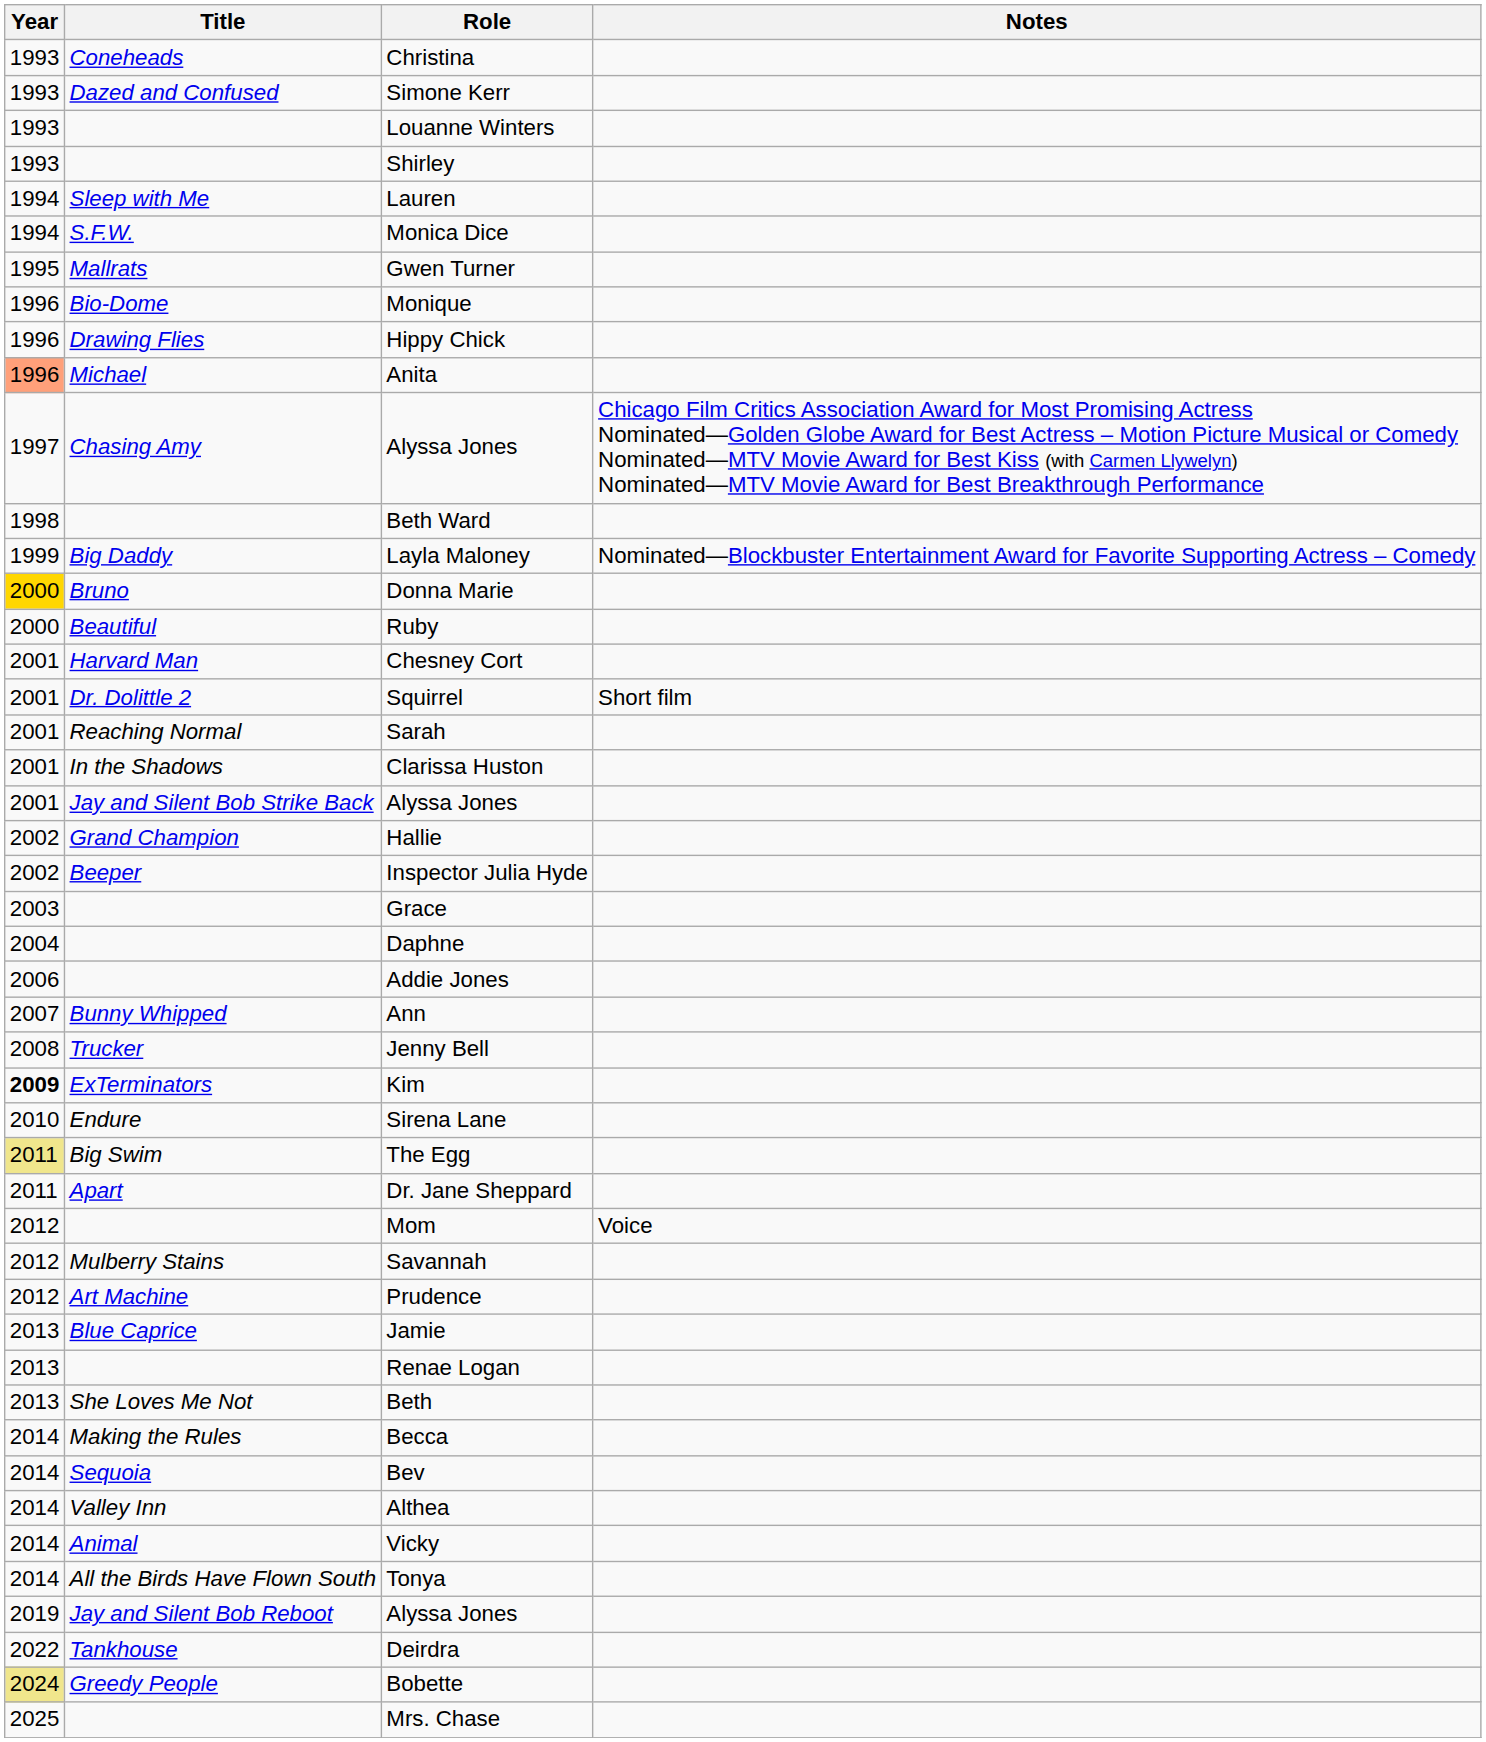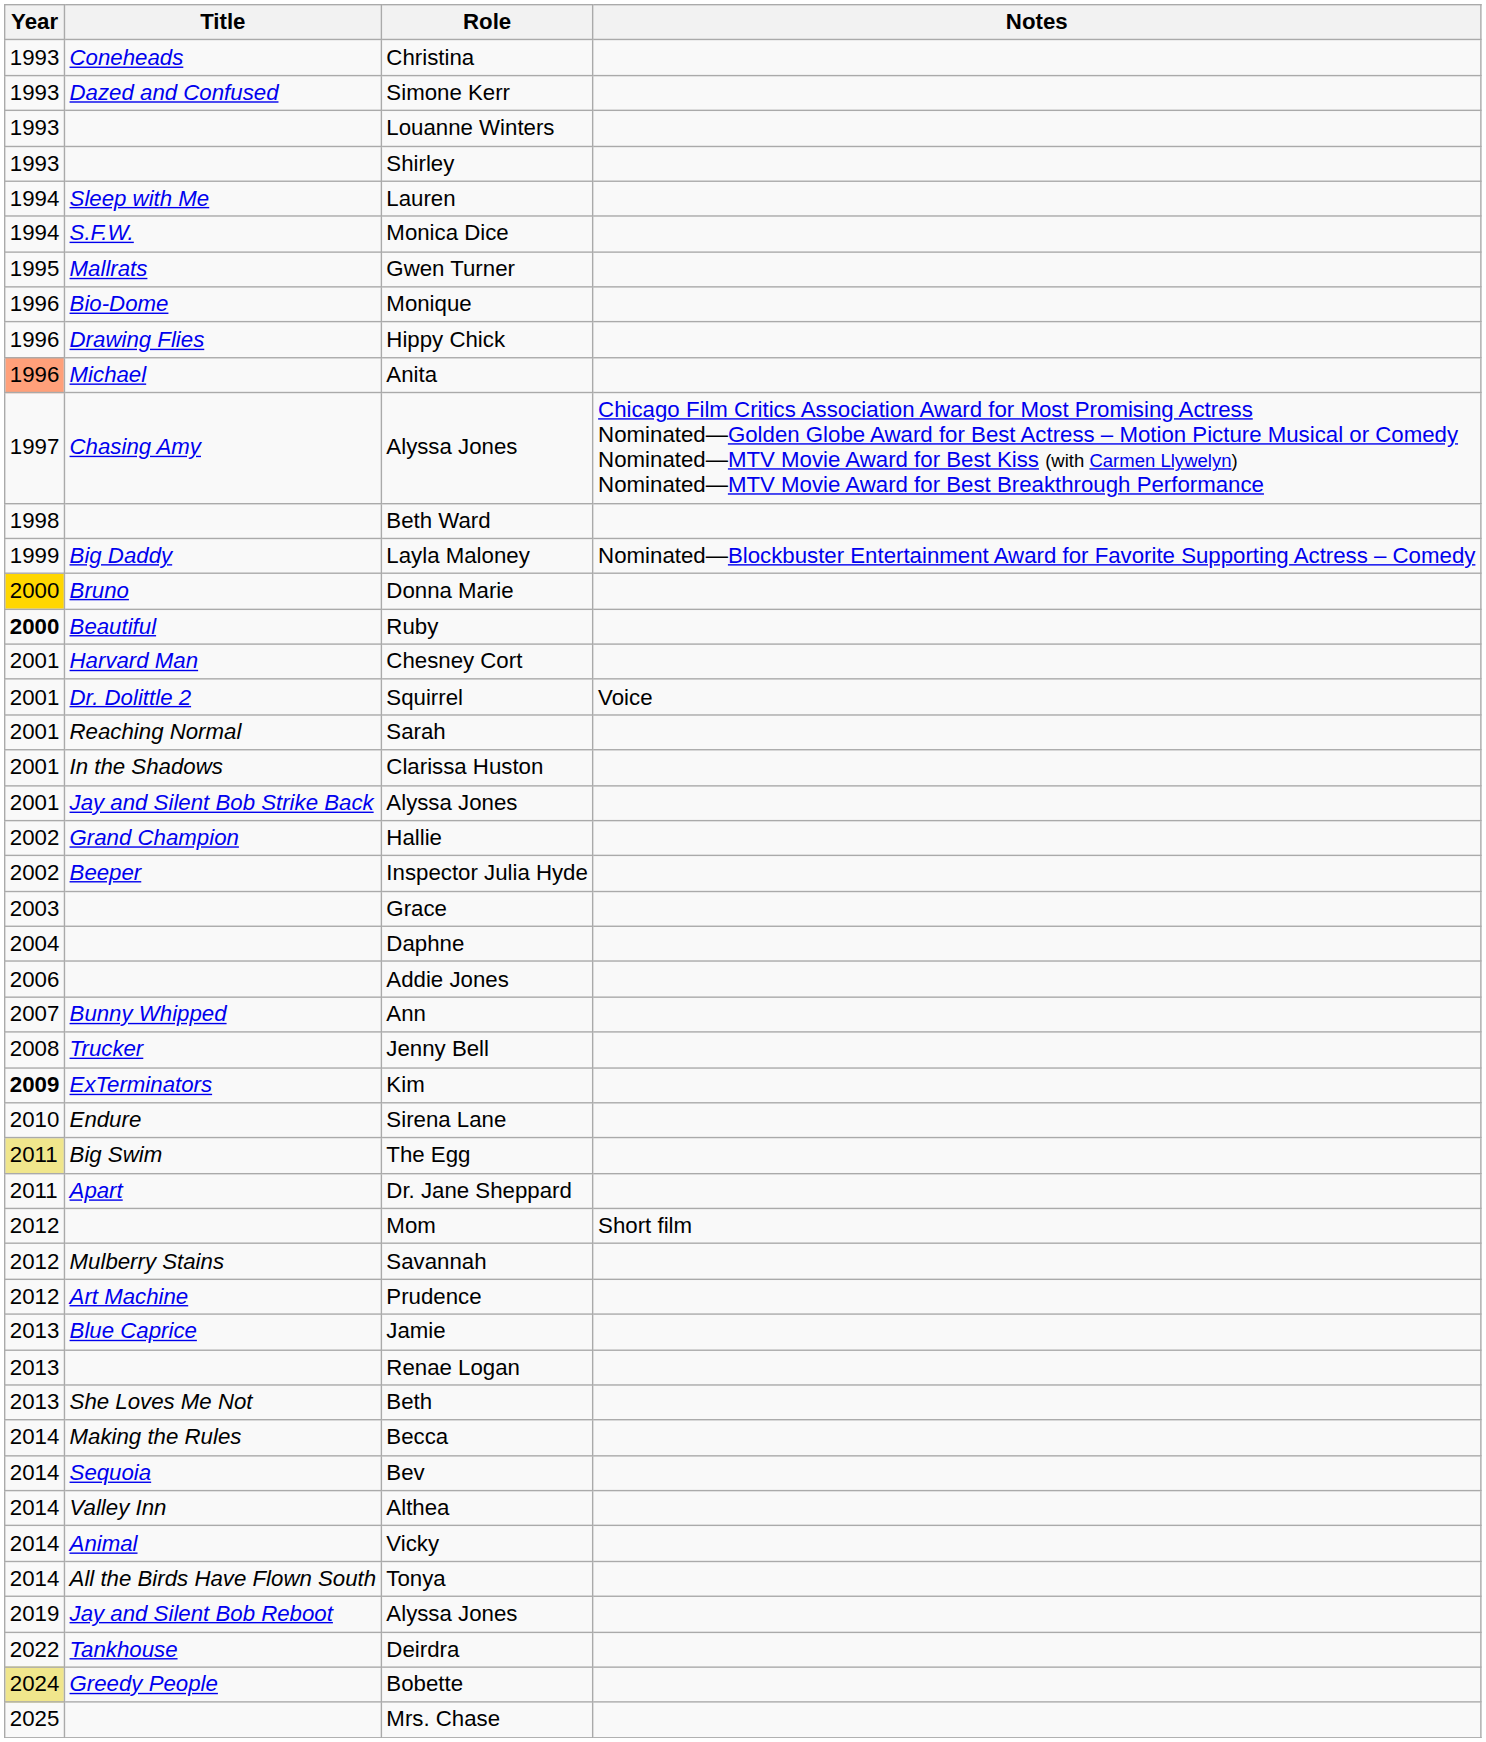(35, 626) normal -> (35, 626) bold
(645, 696) Short film -> (625, 696) Voice
(625, 1225) Voice -> (645, 1225) Short film
